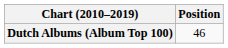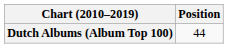(199, 33) 46 -> (199, 33) 44
